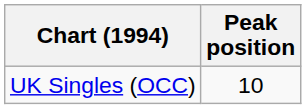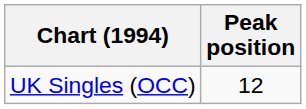(251, 84) 10 -> (251, 84) 12
